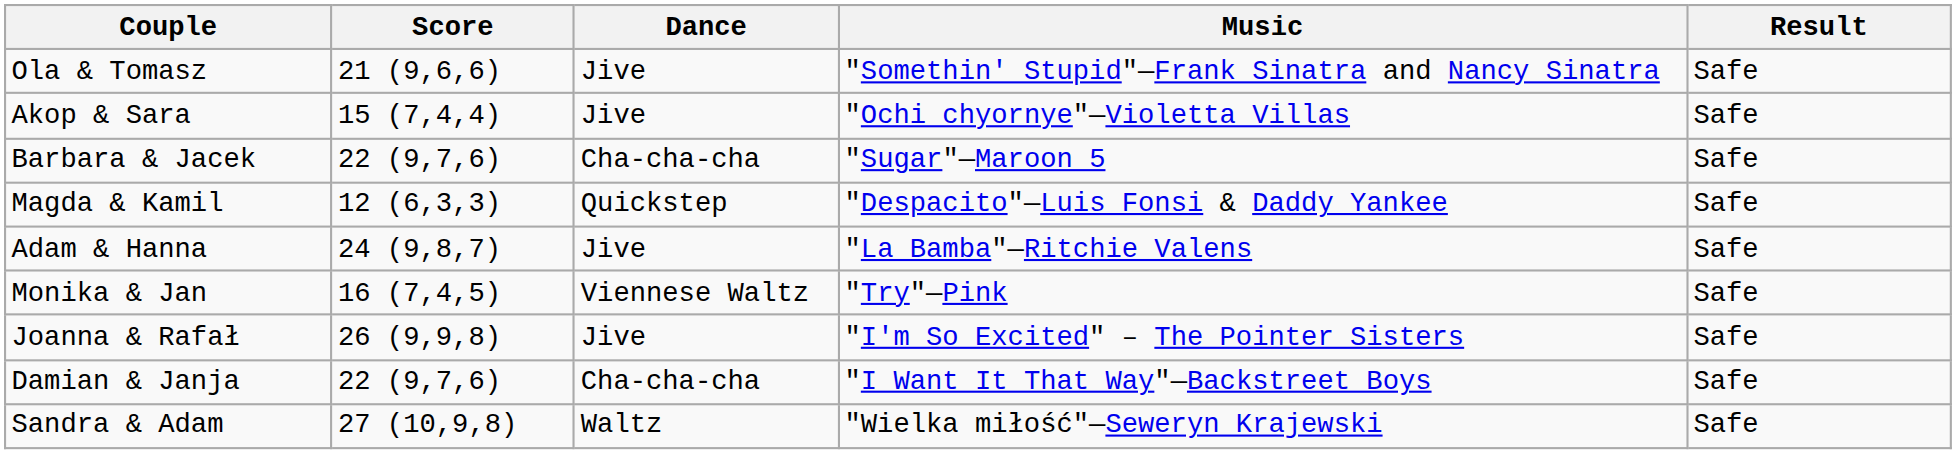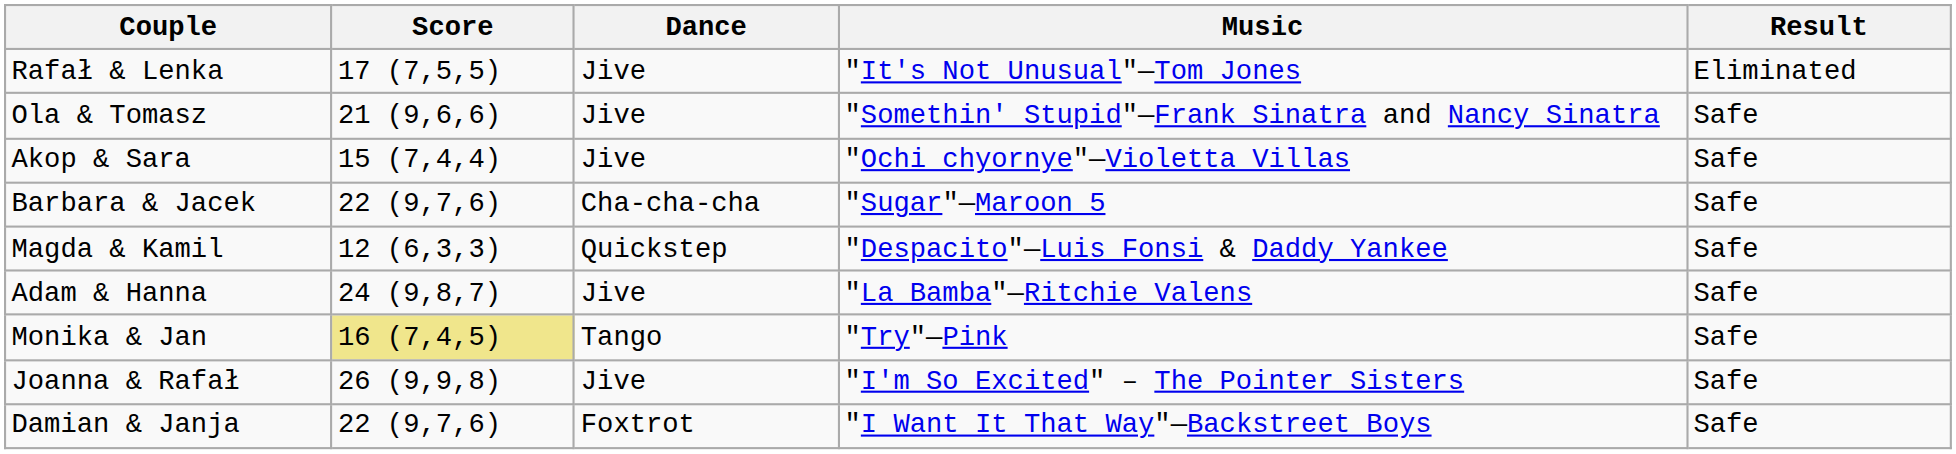+ row: (117, 71)
(419, 293) no background -> (419, 337) khaki background
(695, 293) Viennese Waltz -> (622, 337) Tango
(670, 381) Cha-cha-cha -> (638, 426) Foxtrot
- row: (117, 426)
